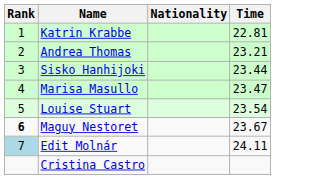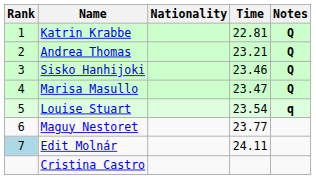+ column: (290, 14)
(250, 70) 23.44 -> (250, 70) 23.46
(21, 127) bold -> (21, 127) normal
(250, 127) 23.67 -> (250, 127) 23.77
